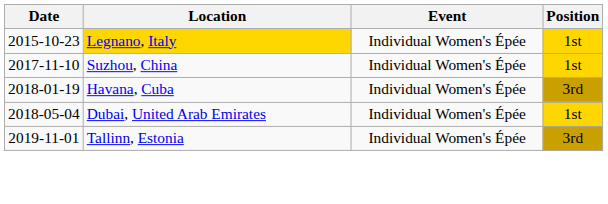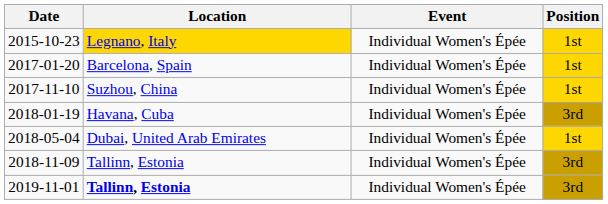+ row: (44, 65)
+ row: (44, 162)
(135, 138) normal -> (139, 187) bold
